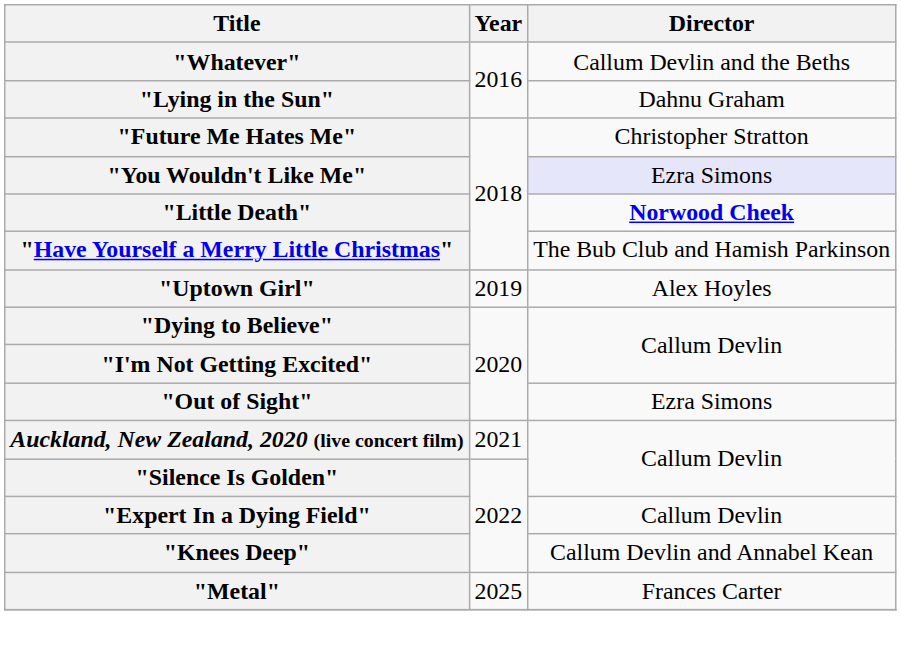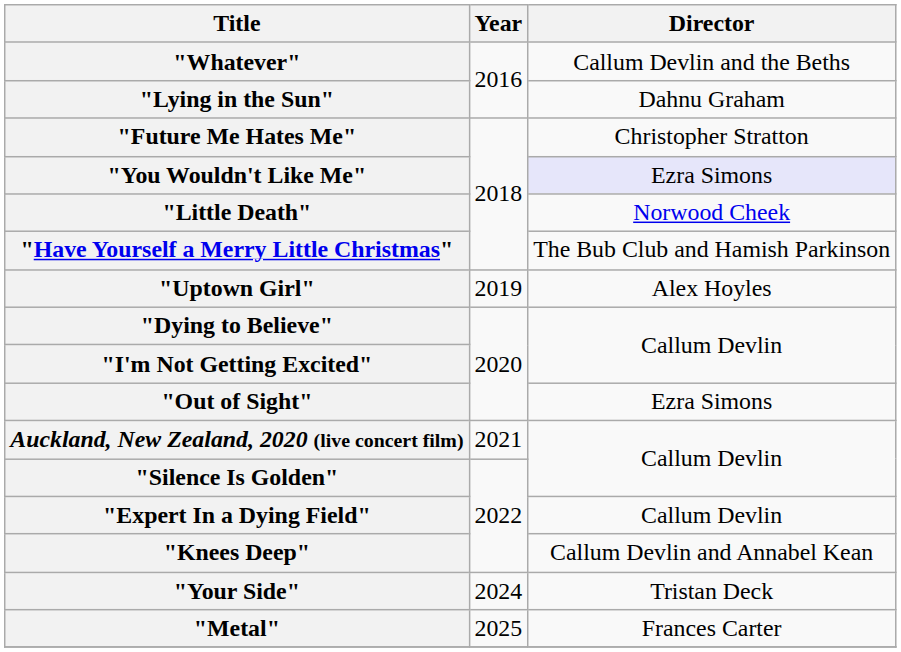(712, 212) bold -> (712, 212) normal
+ row: (237, 590)
